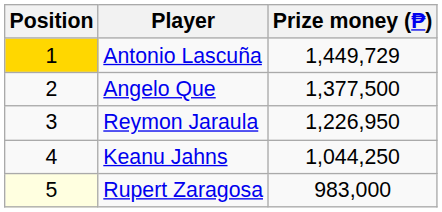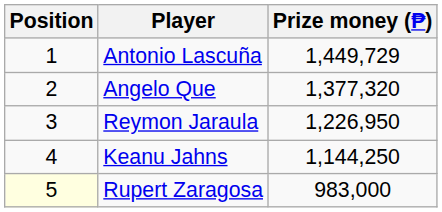(52, 55) gold background -> (52, 55) no background
(353, 88) 1,377,500 -> (353, 88) 1,377,320
(353, 156) 1,044,250 -> (353, 156) 1,144,250
